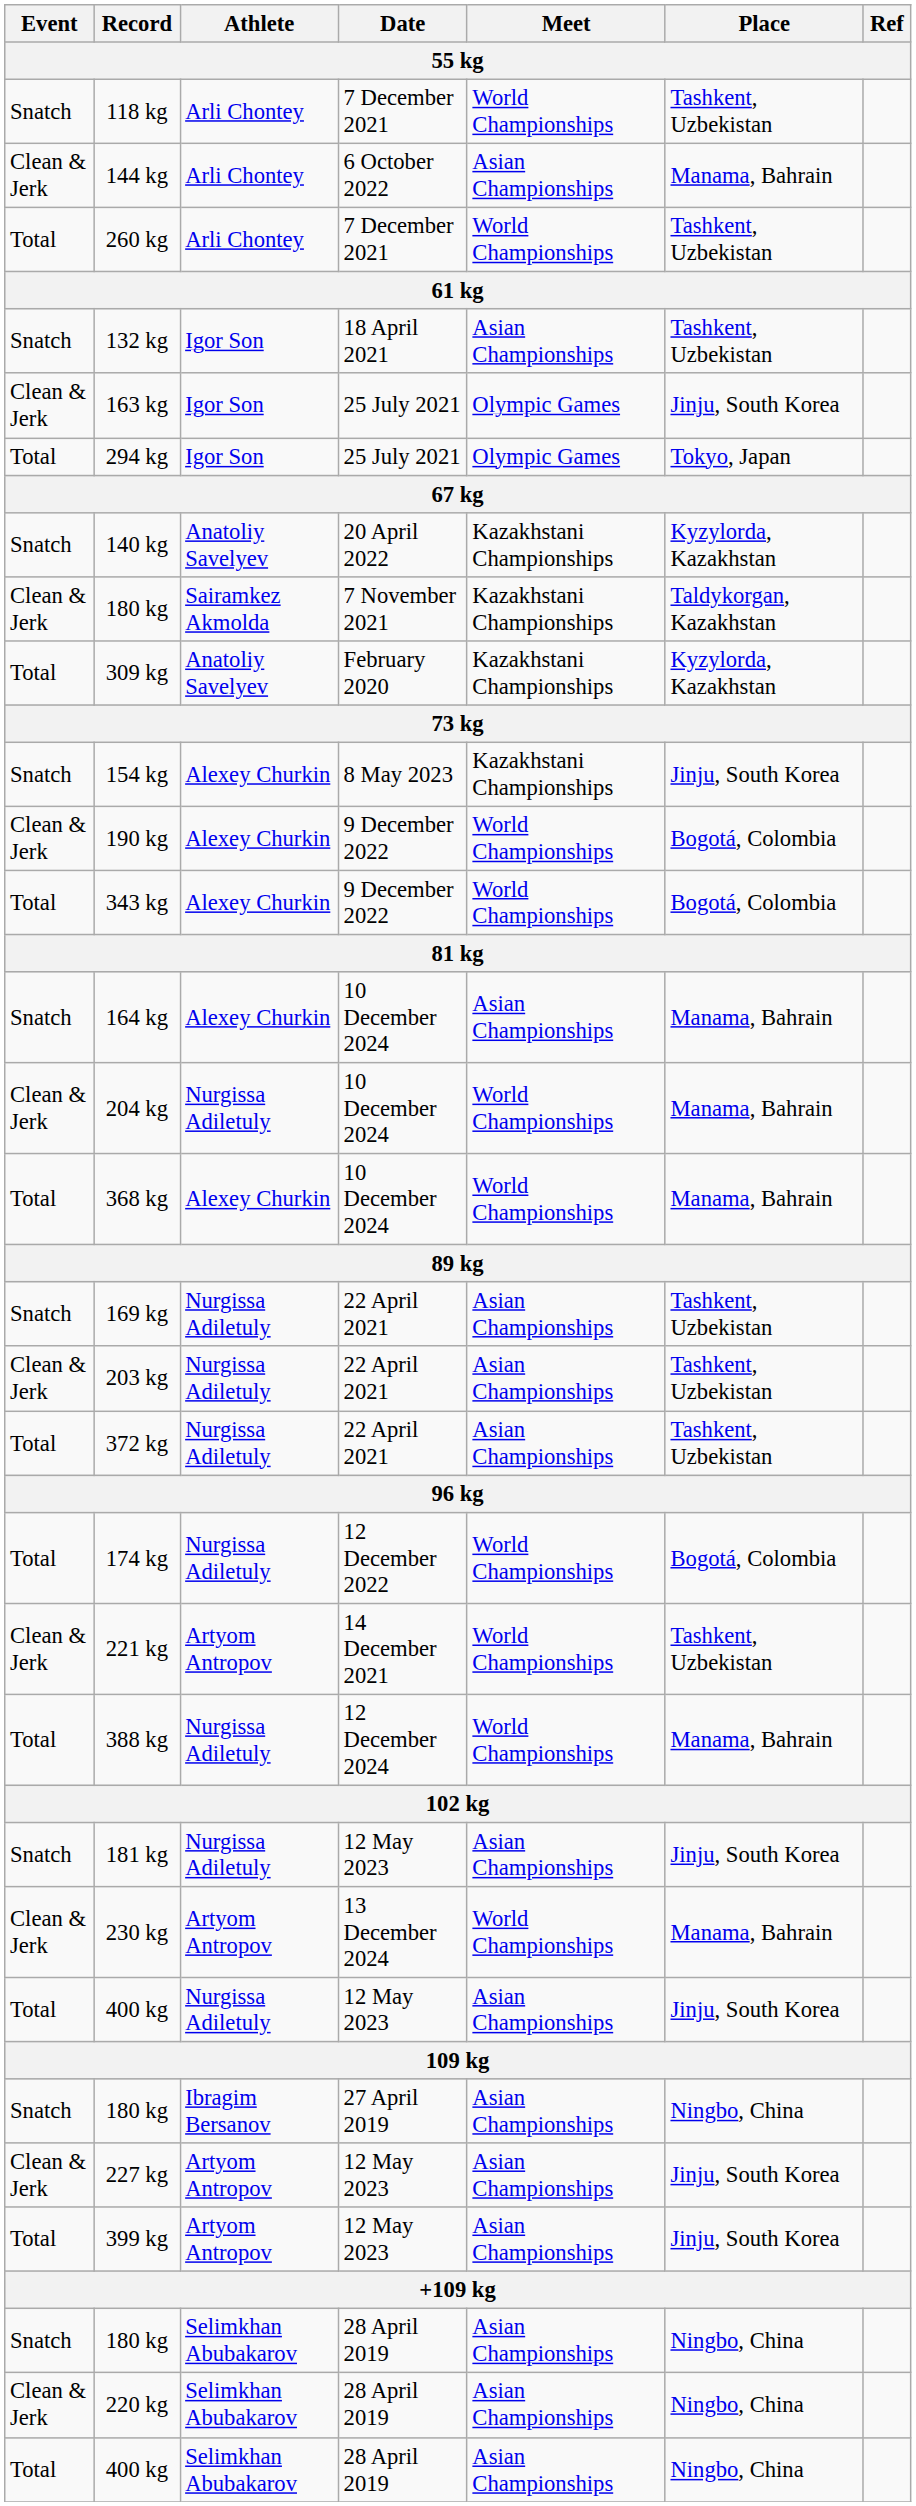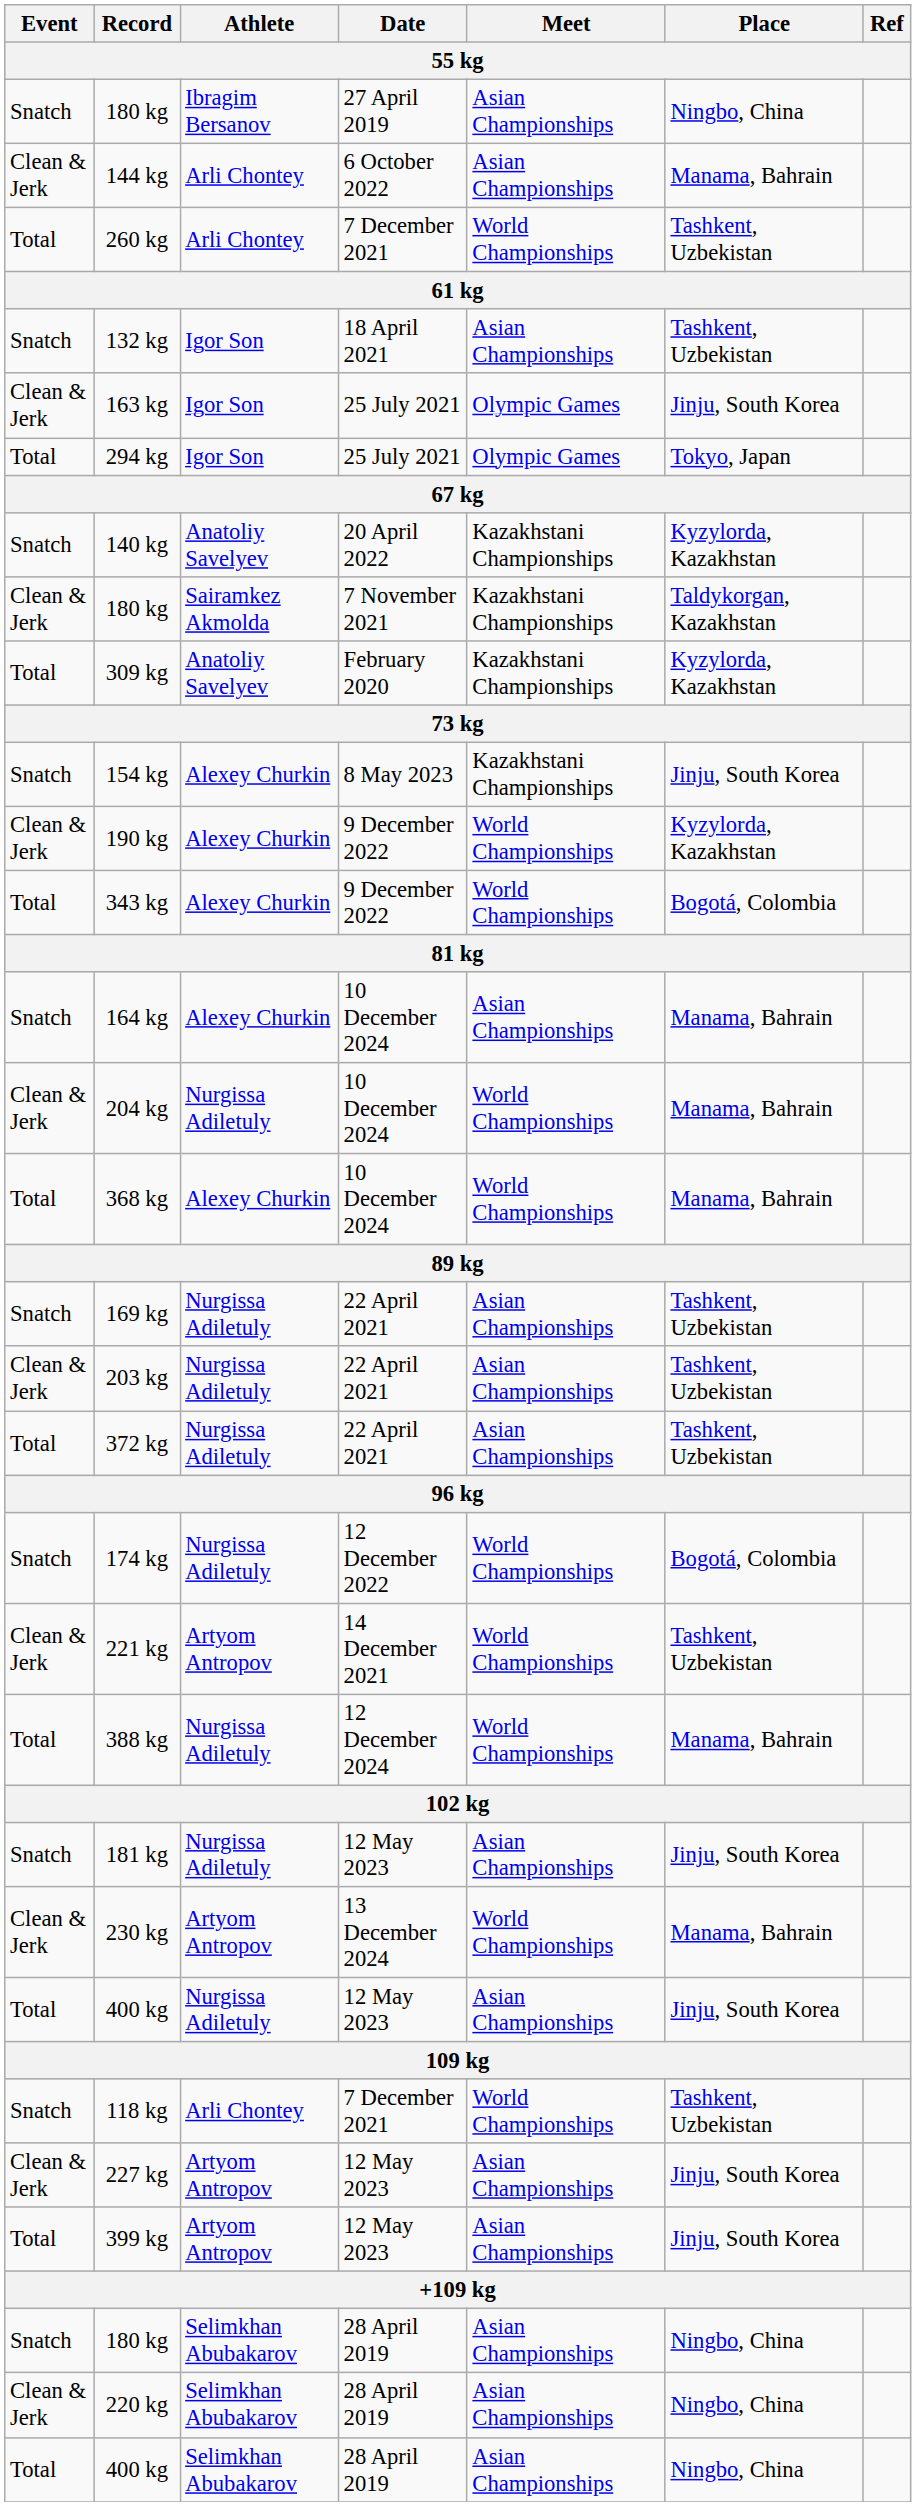rows swapped: (137, 111) <-> (137, 2111)
(753, 838) Bogotá, Colombia -> (723, 838) Kyzylorda, Kazakhstan
(33, 1557) Total -> (41, 1557) Snatch
